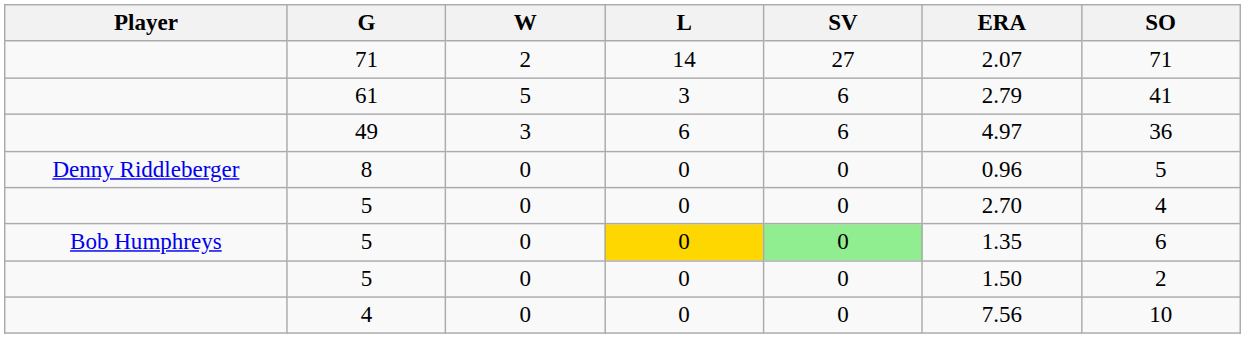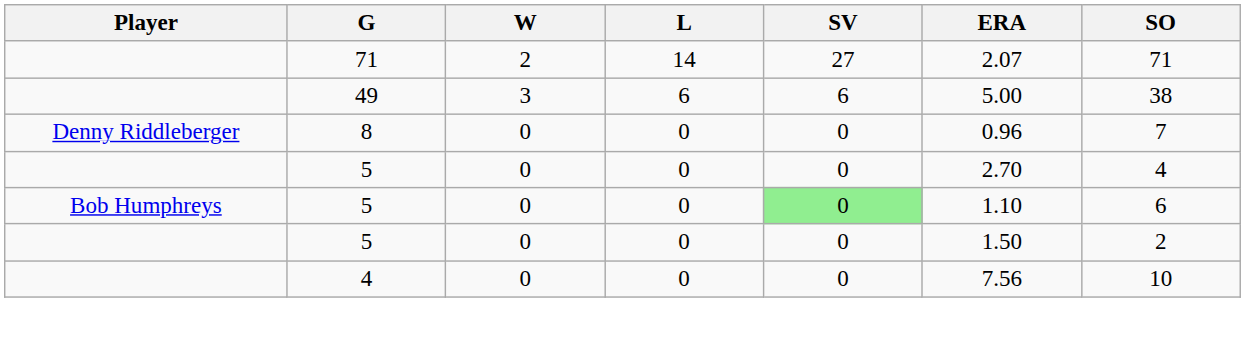- row: (146, 96)
(1002, 132) 4.97 -> (1002, 95) 5.00
(1161, 132) 36 -> (1161, 95) 38
(1161, 168) 5 -> (1161, 132) 7
(684, 242) gold background -> (684, 205) no background
(1002, 242) 1.35 -> (1002, 205) 1.10
